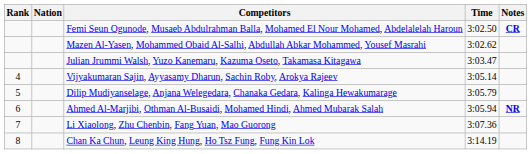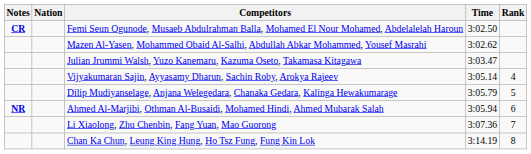columns swapped: (18, 12) <-> (513, 12)
